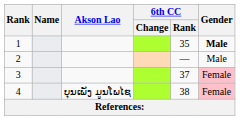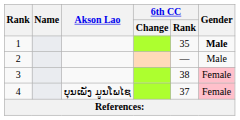(185, 75) 37 -> (185, 75) 38
(185, 91) 38 -> (185, 91) 37
